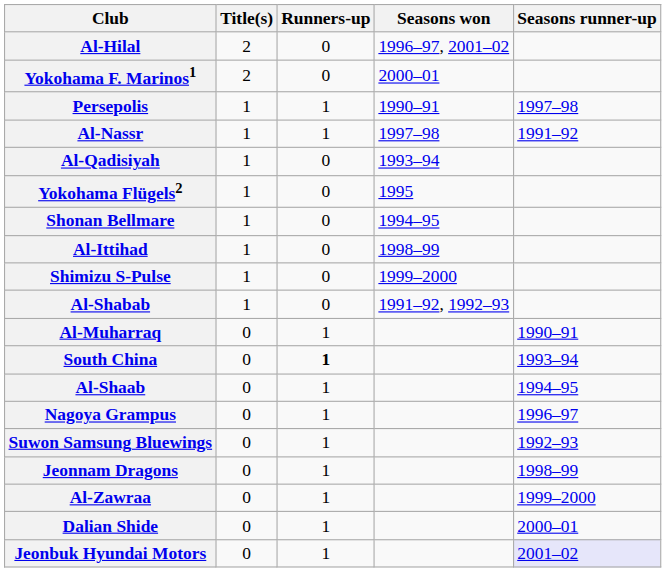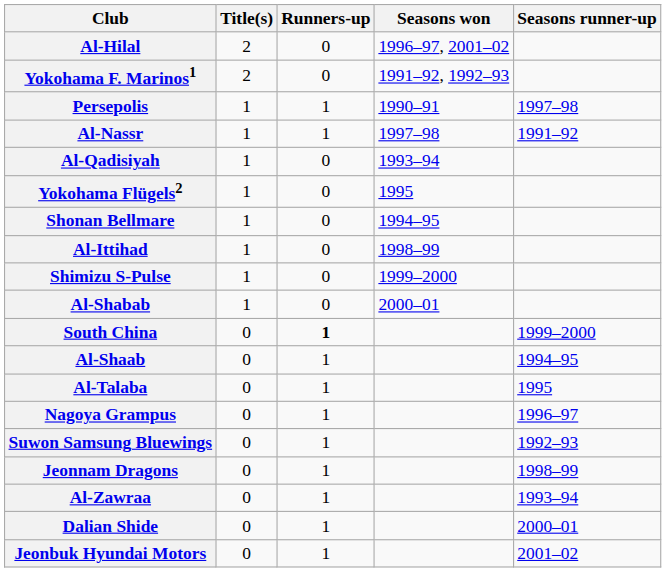(409, 75) 2000–01 -> (444, 75) 1991–92, 1992–93
(444, 304) 1991–92, 1992–93 -> (409, 304) 2000–01
- row: (110, 332)
(548, 359) 1993–94 -> (556, 332) 1999–2000
+ row: (110, 387)
(556, 497) 1999–2000 -> (548, 497) 1993–94
(548, 553) lavender background -> (548, 553) no background
